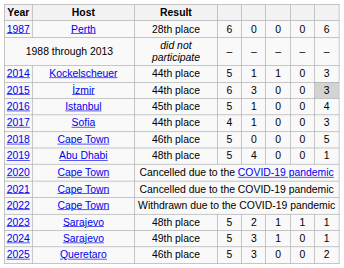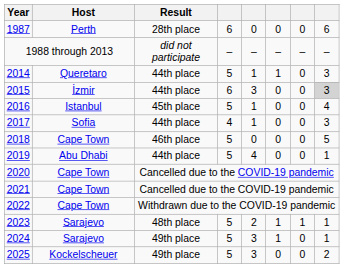(83, 73) Kockelscheuer -> (83, 73) Queretaro
(176, 156) 48th place -> (176, 156) 44th place
(83, 255) Queretaro -> (83, 255) Kockelscheuer
(176, 255) 46th place -> (176, 255) 49th place
